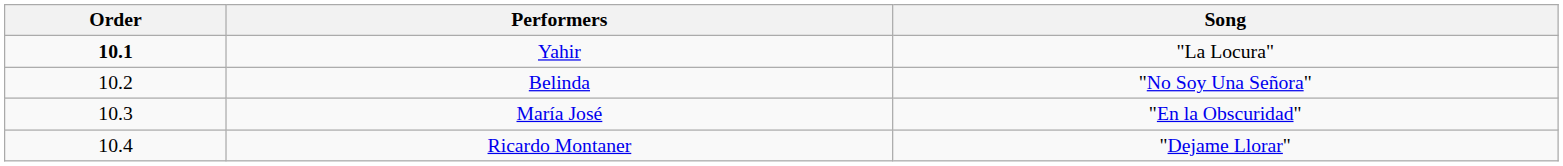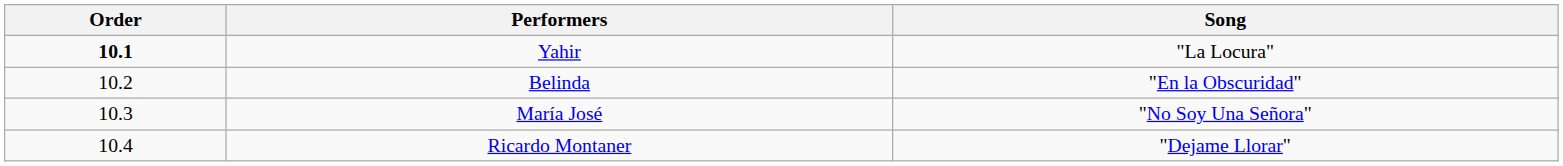(1225, 82) "No Soy Una Señora" -> (1225, 82) "En la Obscuridad"
(1225, 113) "En la Obscuridad" -> (1225, 113) "No Soy Una Señora"
